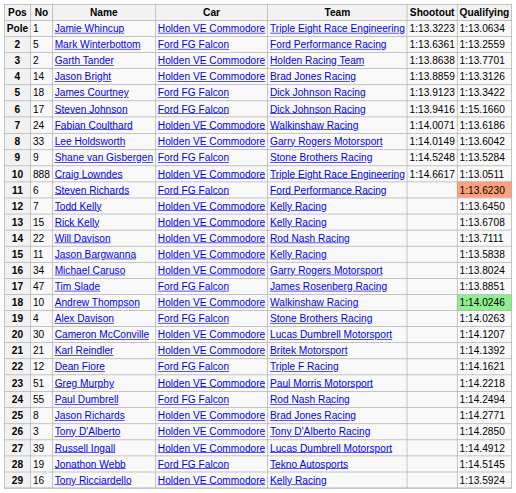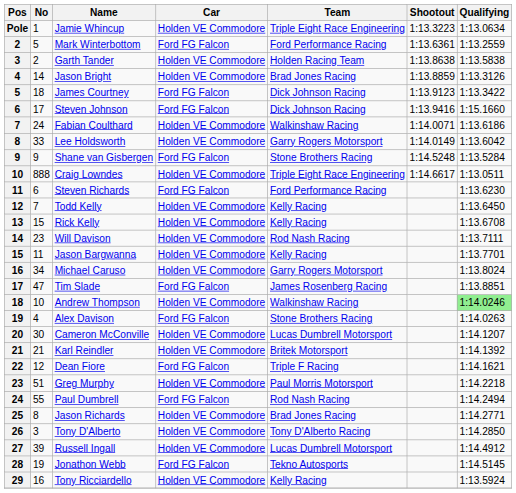(482, 61) 1:13.7701 -> (482, 61) 1:13.5838
(482, 190) lightsalmon background -> (482, 190) no background
(39, 238) 22 -> (39, 238) 23
(482, 254) 1:13.5838 -> (482, 254) 1:13.7701
